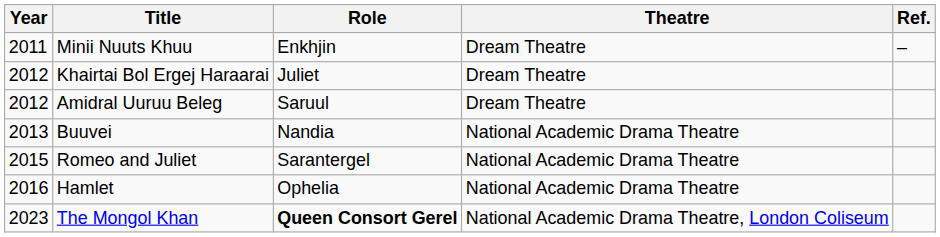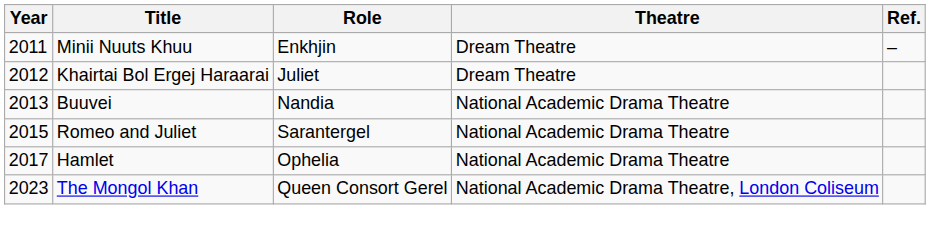- row: (139, 103)
(29, 189) 2016 -> (29, 160) 2017
(367, 217) bold -> (362, 189) normal
